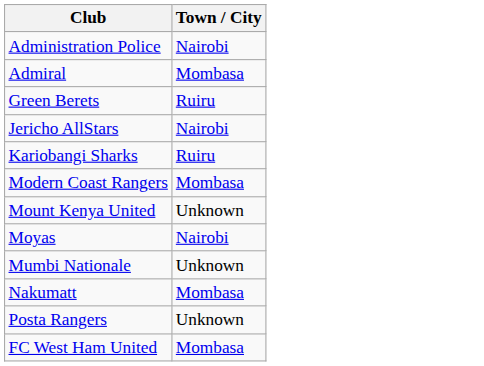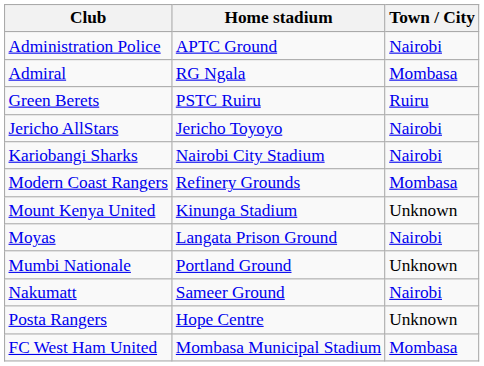+ column: (279, 18)
(196, 155) Ruiru -> (416, 155) Nairobi
(210, 292) Mombasa -> (416, 292) Nairobi
